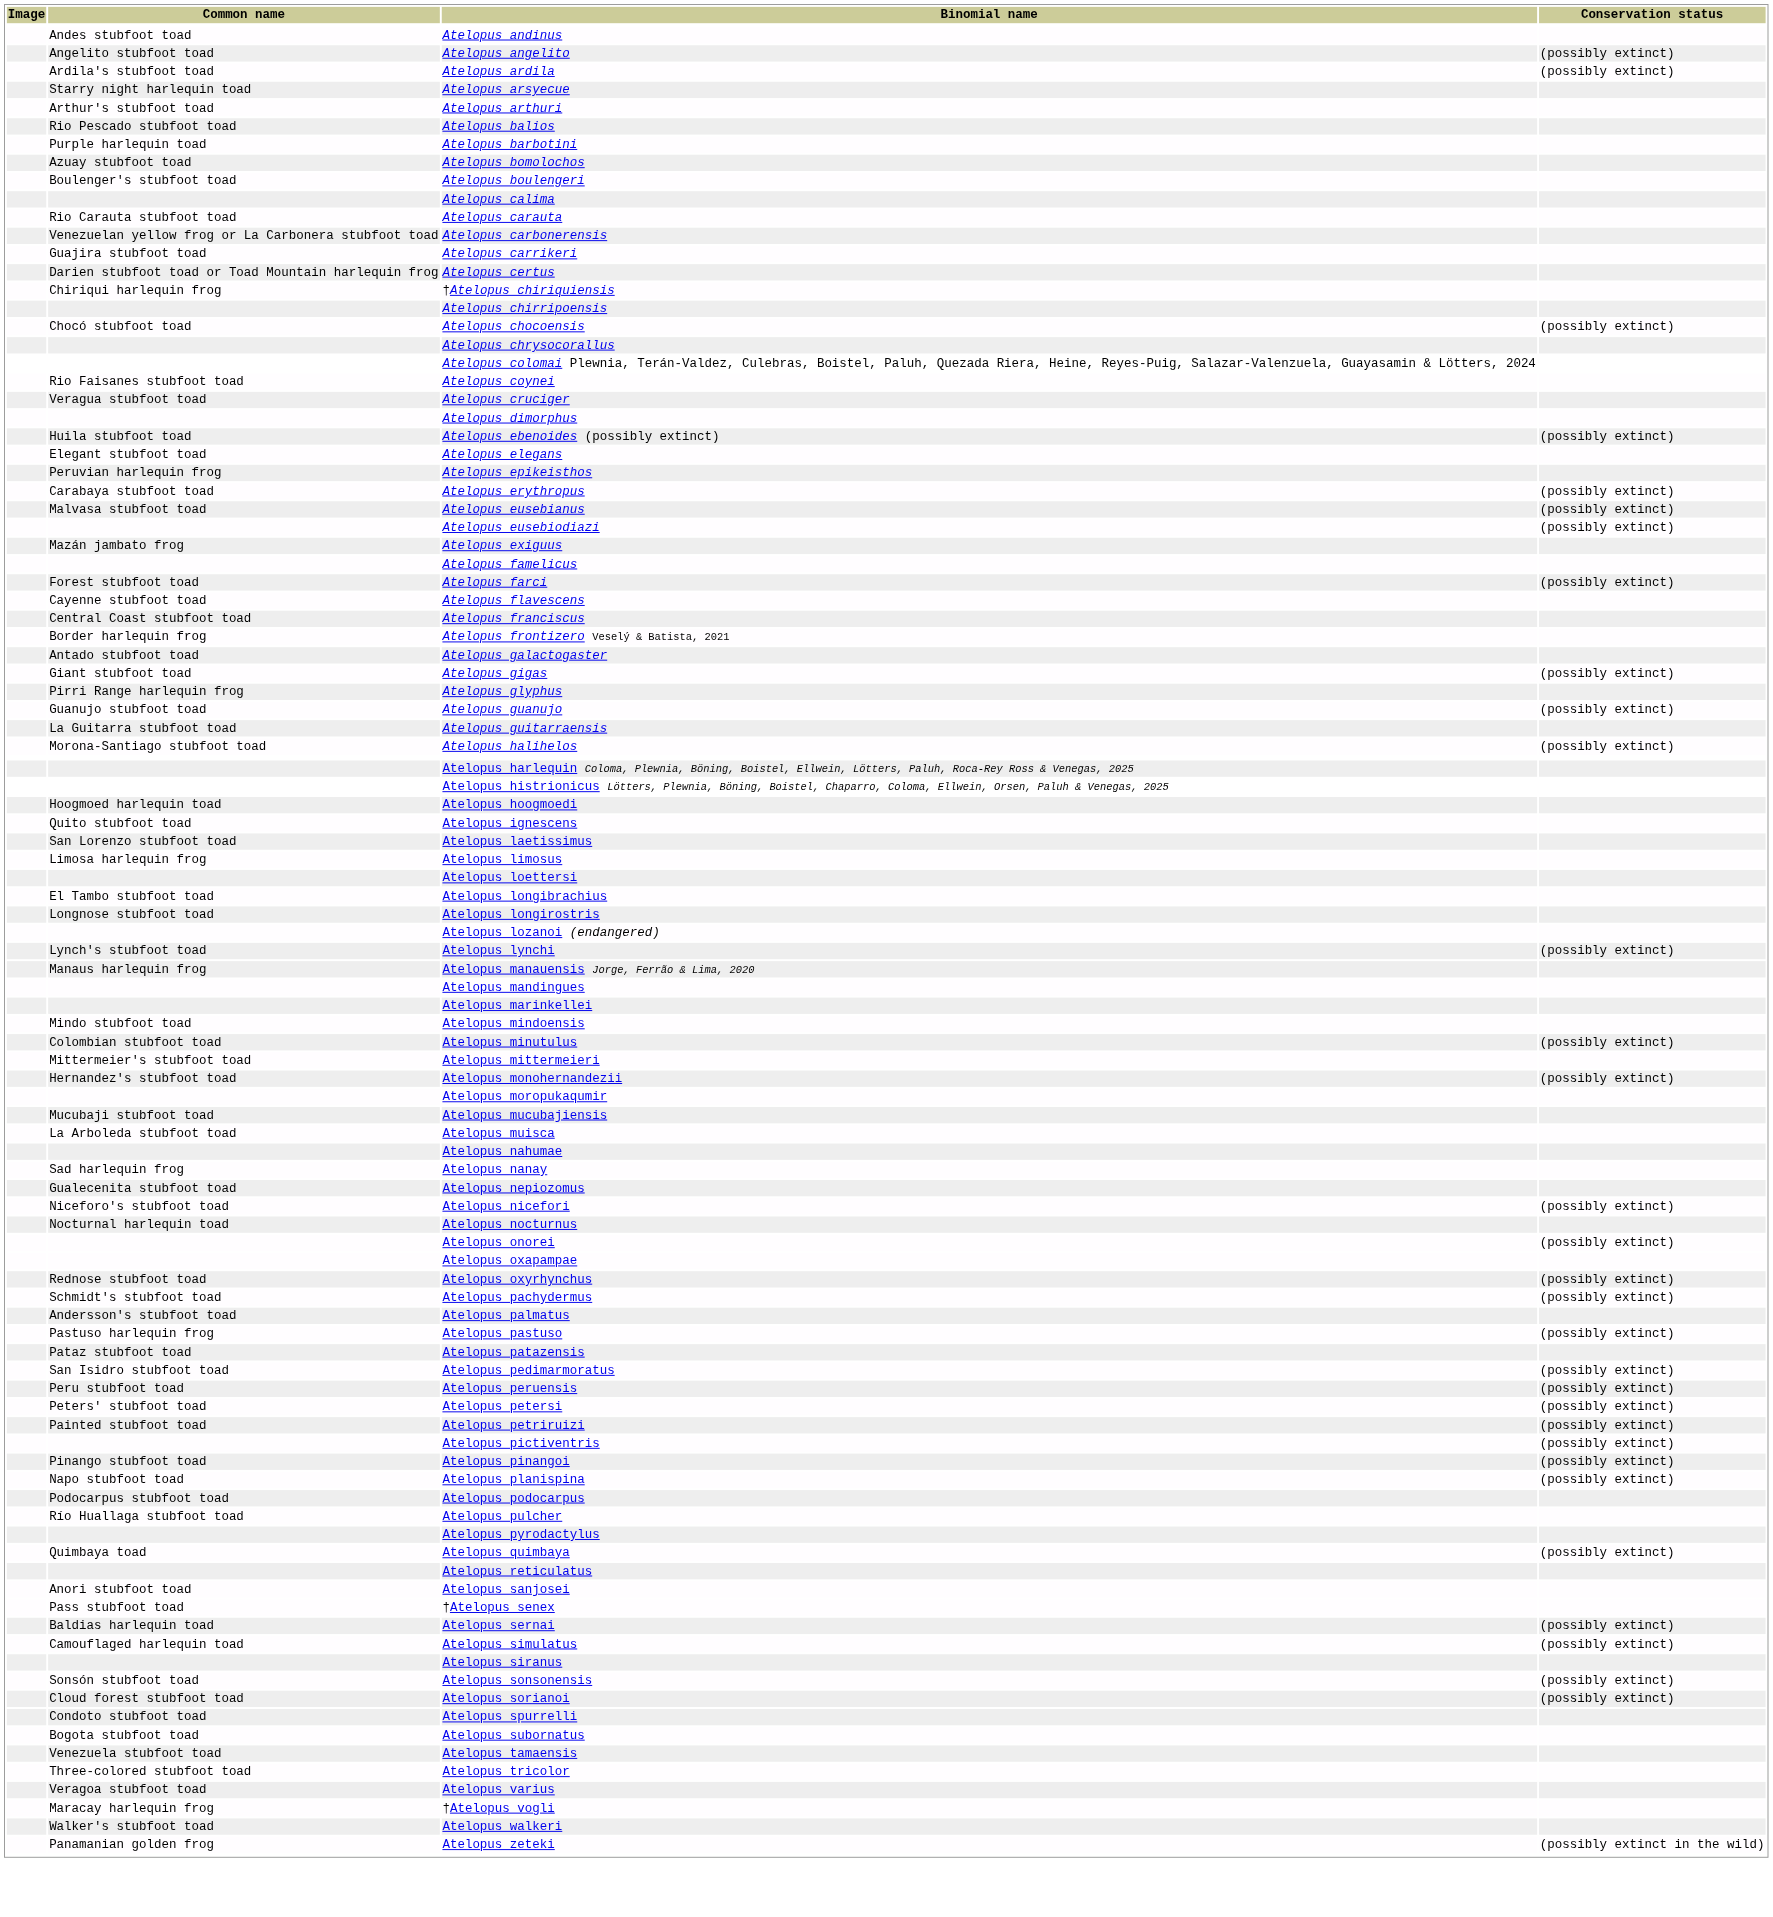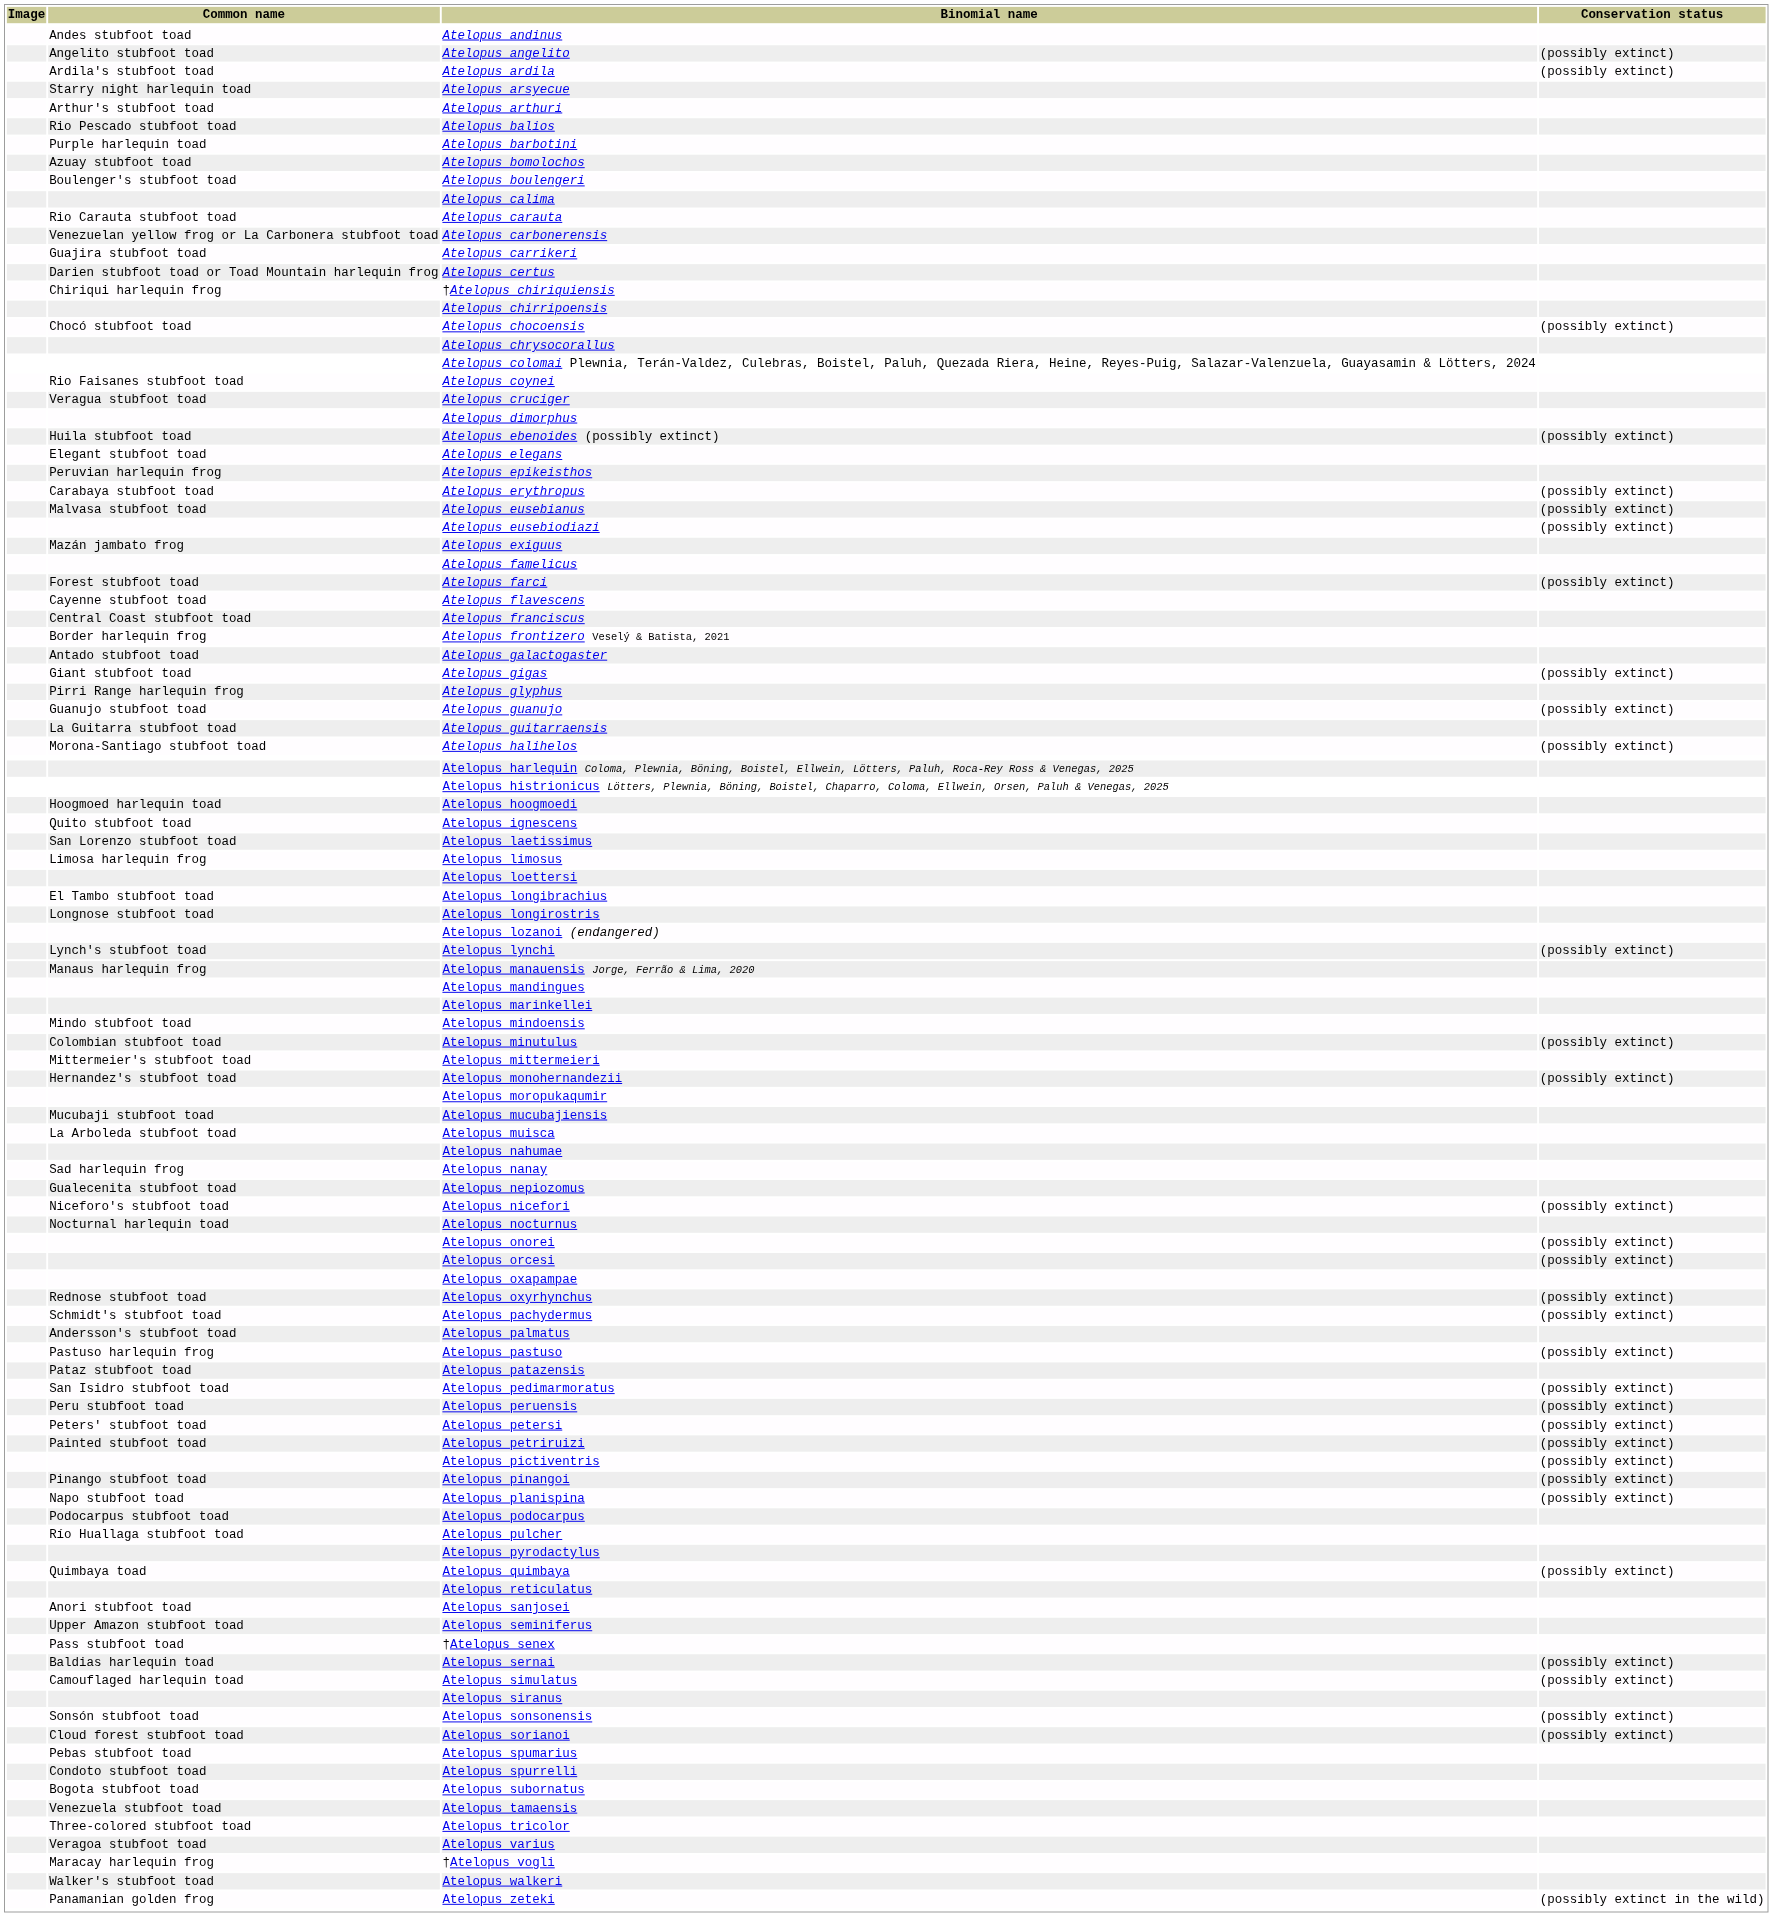+ row: (244, 1261)
+ row: (146, 1626)
+ row: (120, 1754)
